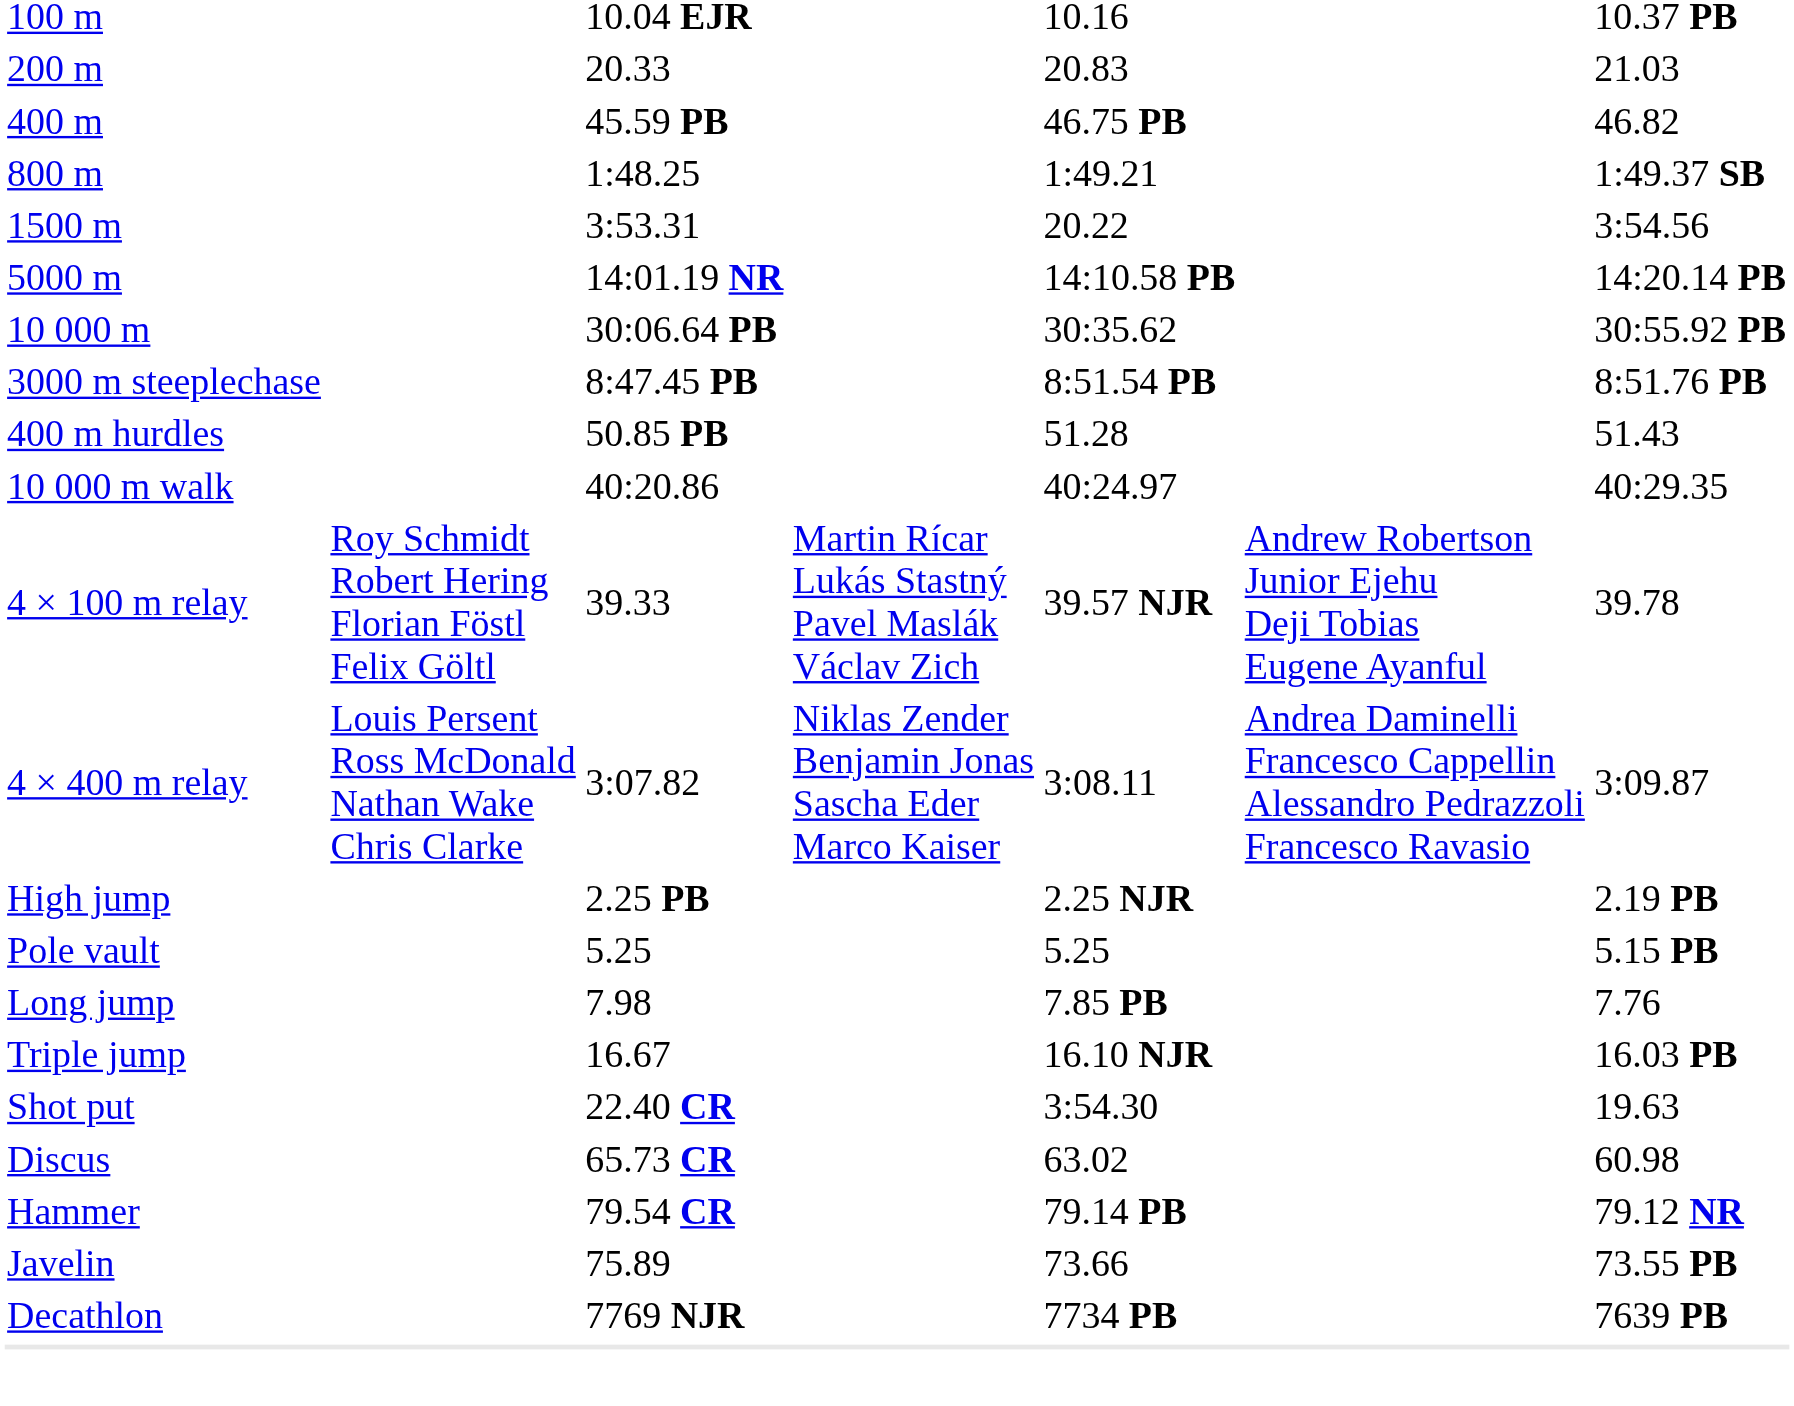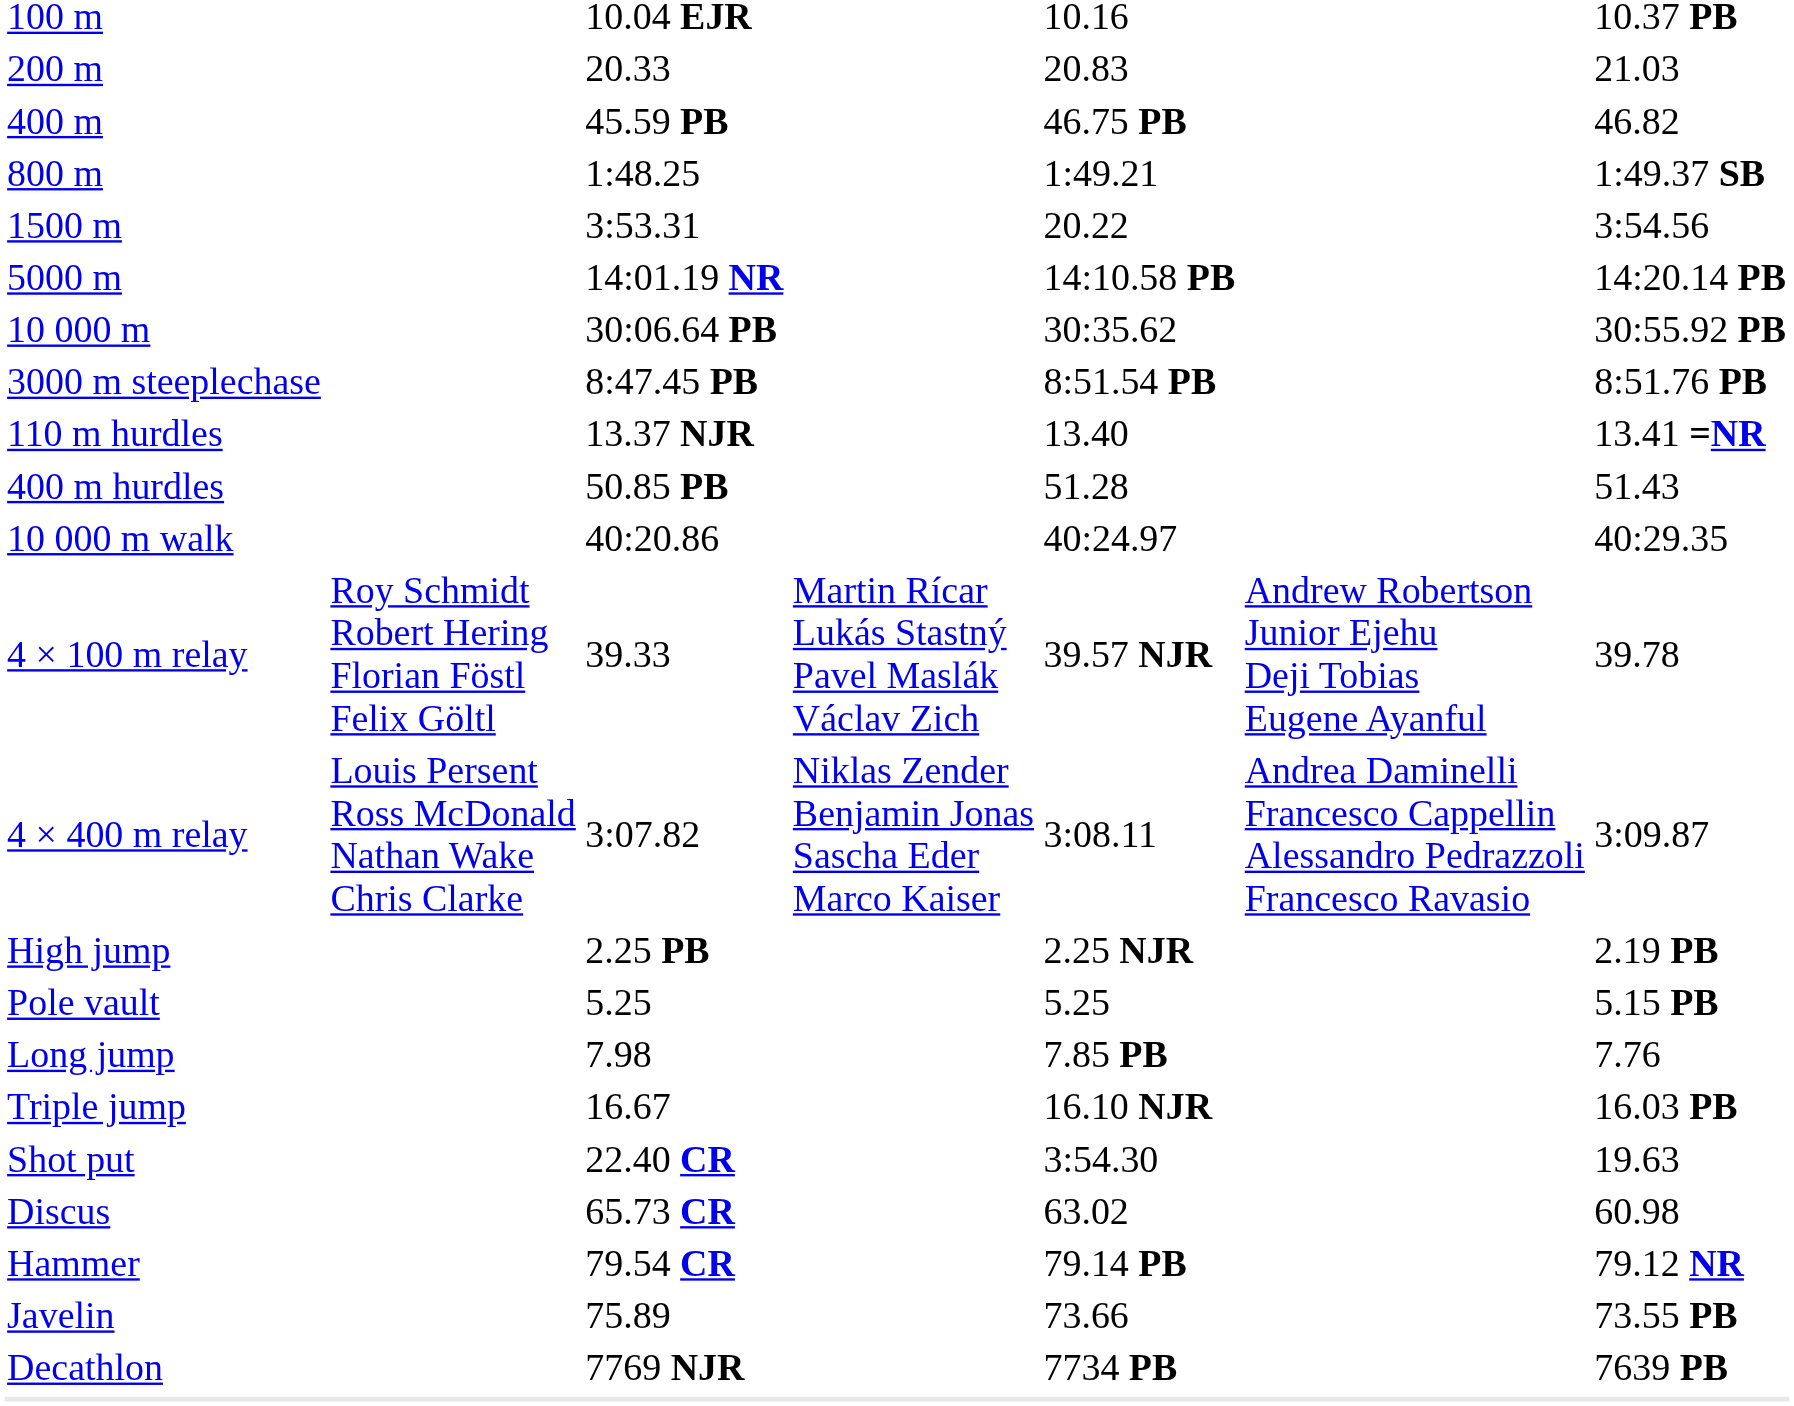+ row: (115, 433)
